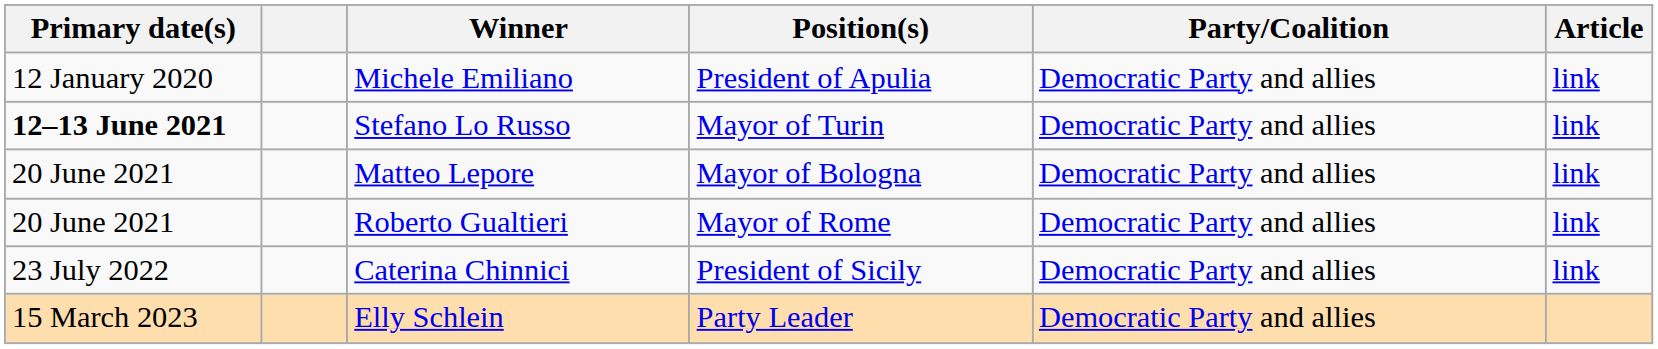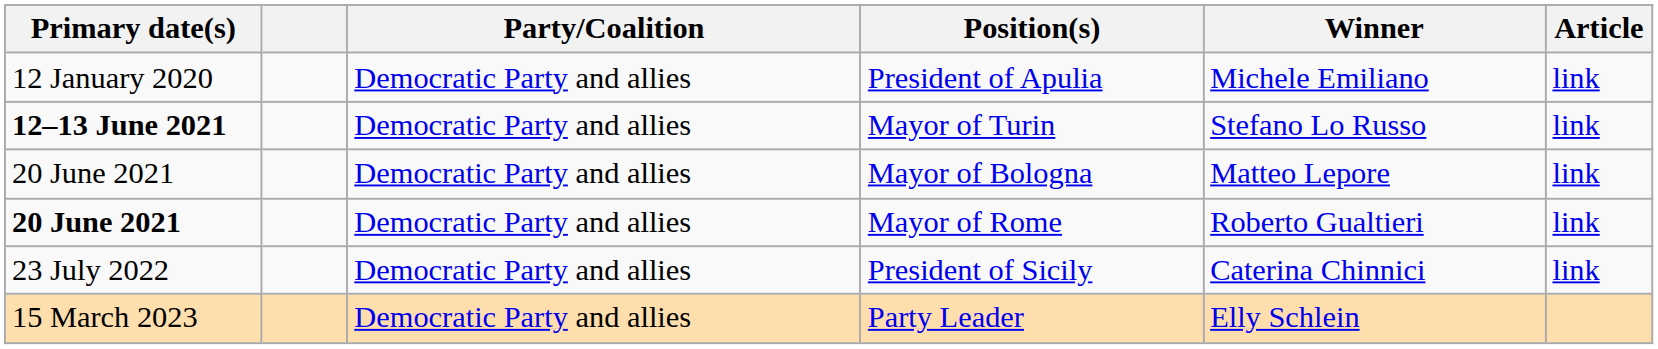columns swapped: (1289, 28) <-> (518, 28)
(93, 221) normal -> (96, 221) bold
